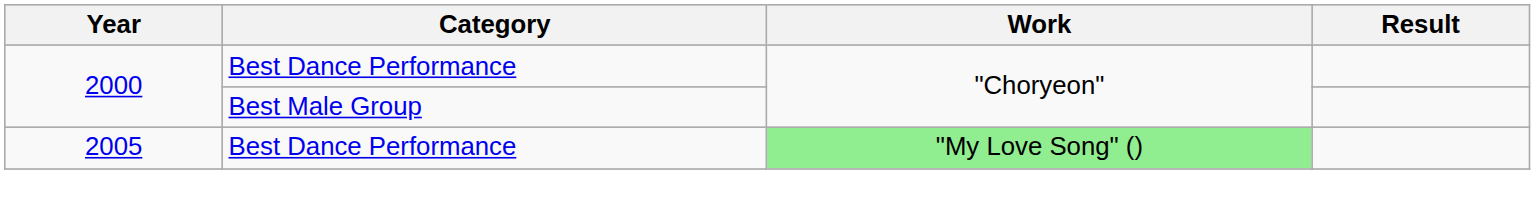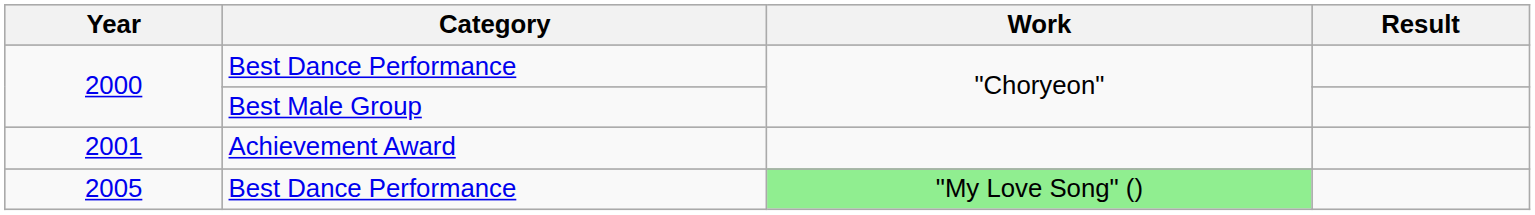+ row: (114, 147)
